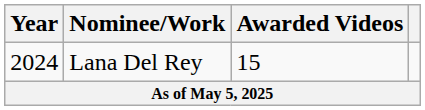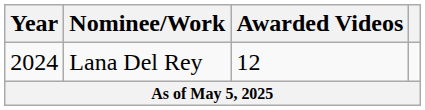(248, 61) 15 -> (248, 61) 12
